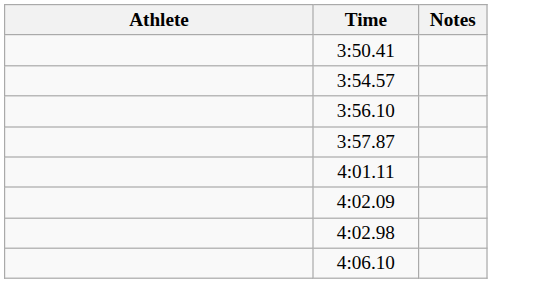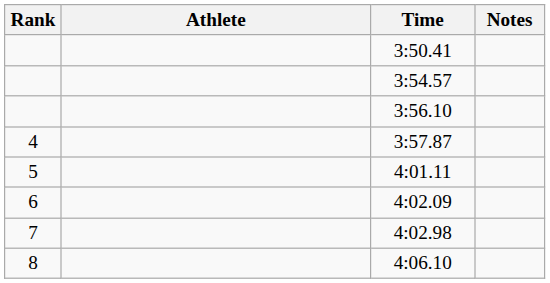+ column: (33, 19)
